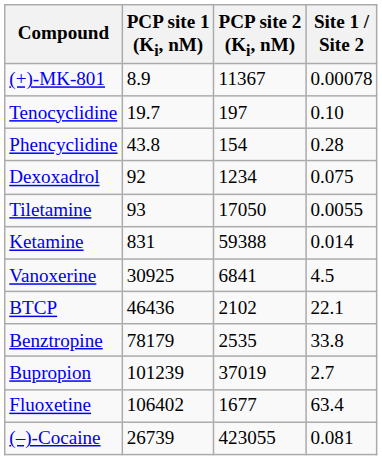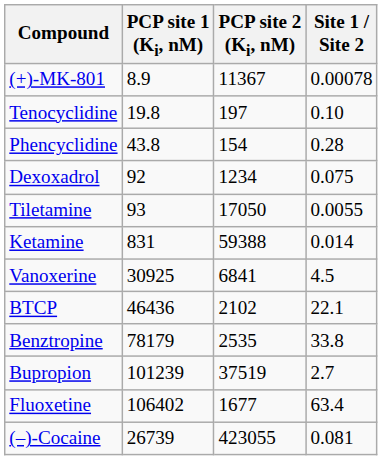(143, 111) 19.7 -> (143, 111) 19.8
(242, 372) 37019 -> (242, 372) 37519
